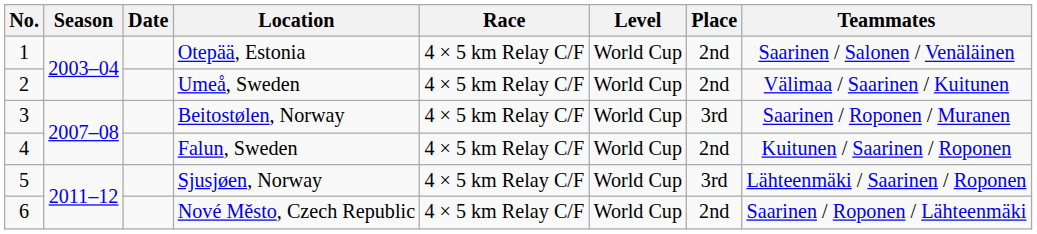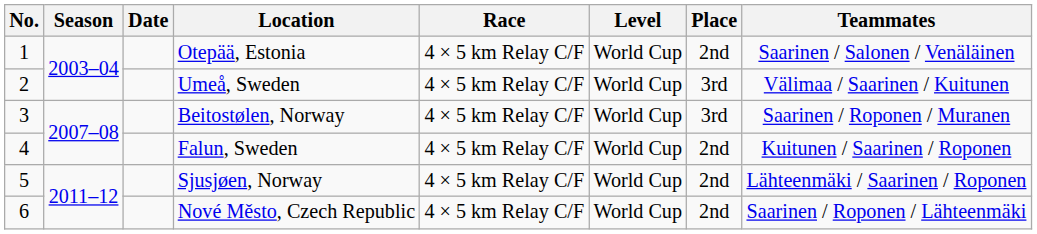(714, 84) 2nd -> (714, 84) 3rd
(714, 180) 3rd -> (714, 180) 2nd
